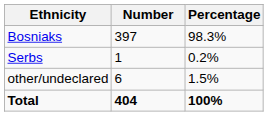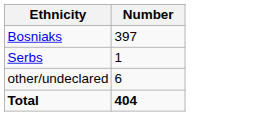- column: (224, 15)
